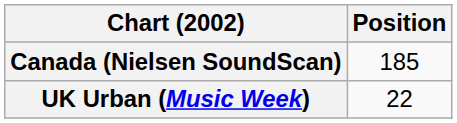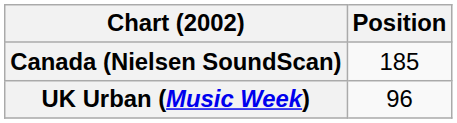(399, 99) 22 -> (399, 99) 96
